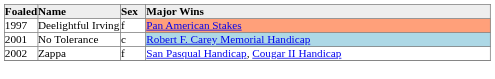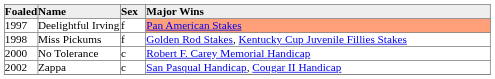+ row: (70, 39)
(16, 39) 2001 -> (16, 53) 2000
(228, 39) lightblue background -> (228, 53) no background
(123, 53) f -> (123, 67) c
